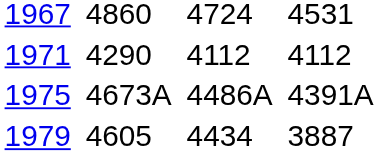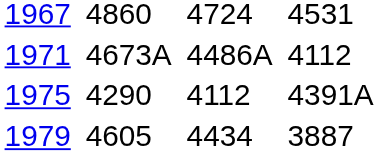(119, 54) 4290 -> (129, 54) 4673A
(219, 54) 4112 -> (230, 54) 4486A
(129, 95) 4673A -> (119, 95) 4290
(230, 95) 4486A -> (219, 95) 4112
